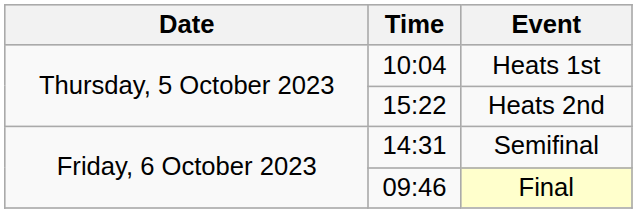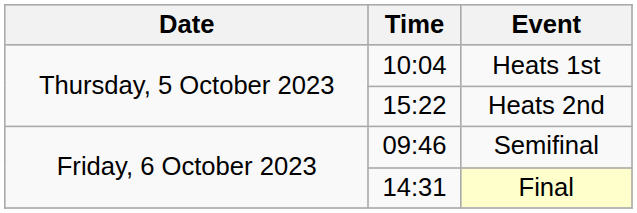(414, 146) 14:31 -> (414, 146) 09:46
(414, 187) 09:46 -> (414, 187) 14:31
